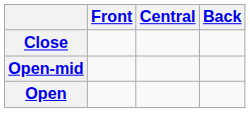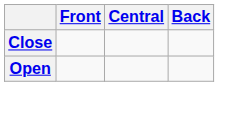- row: (46, 68)
